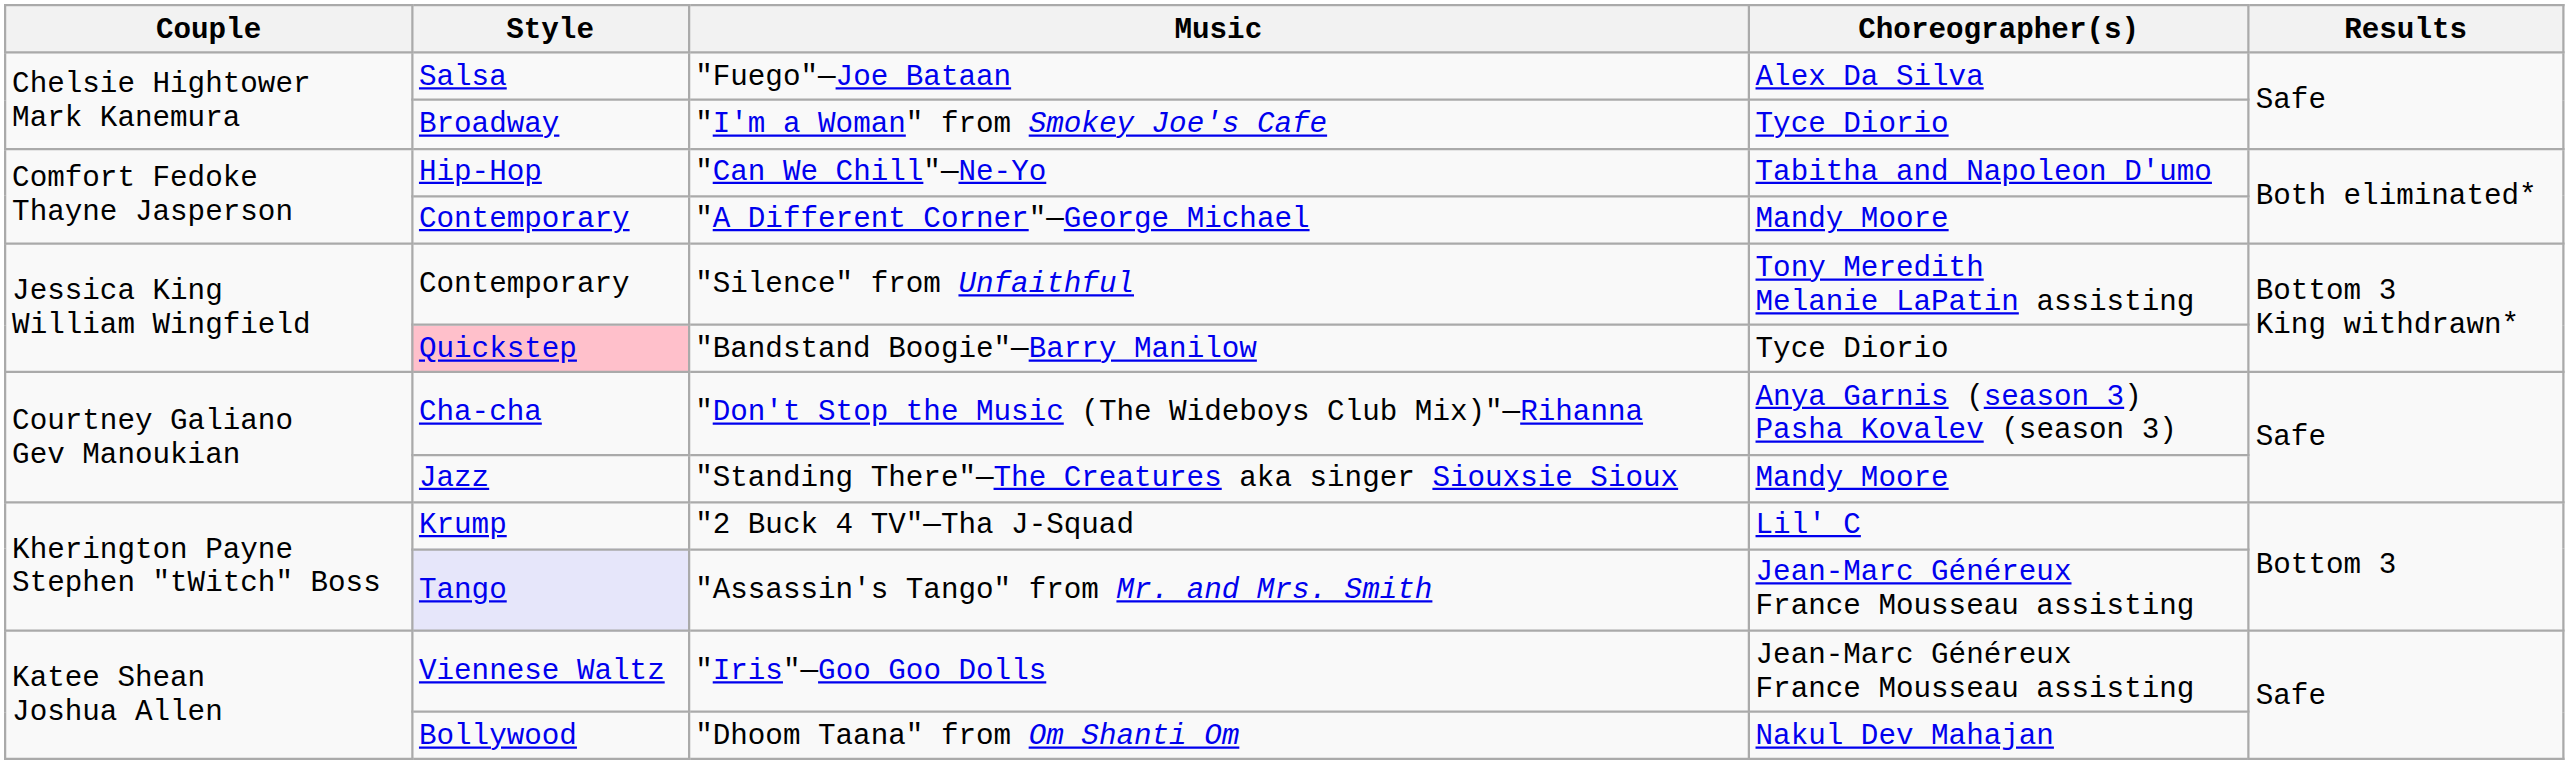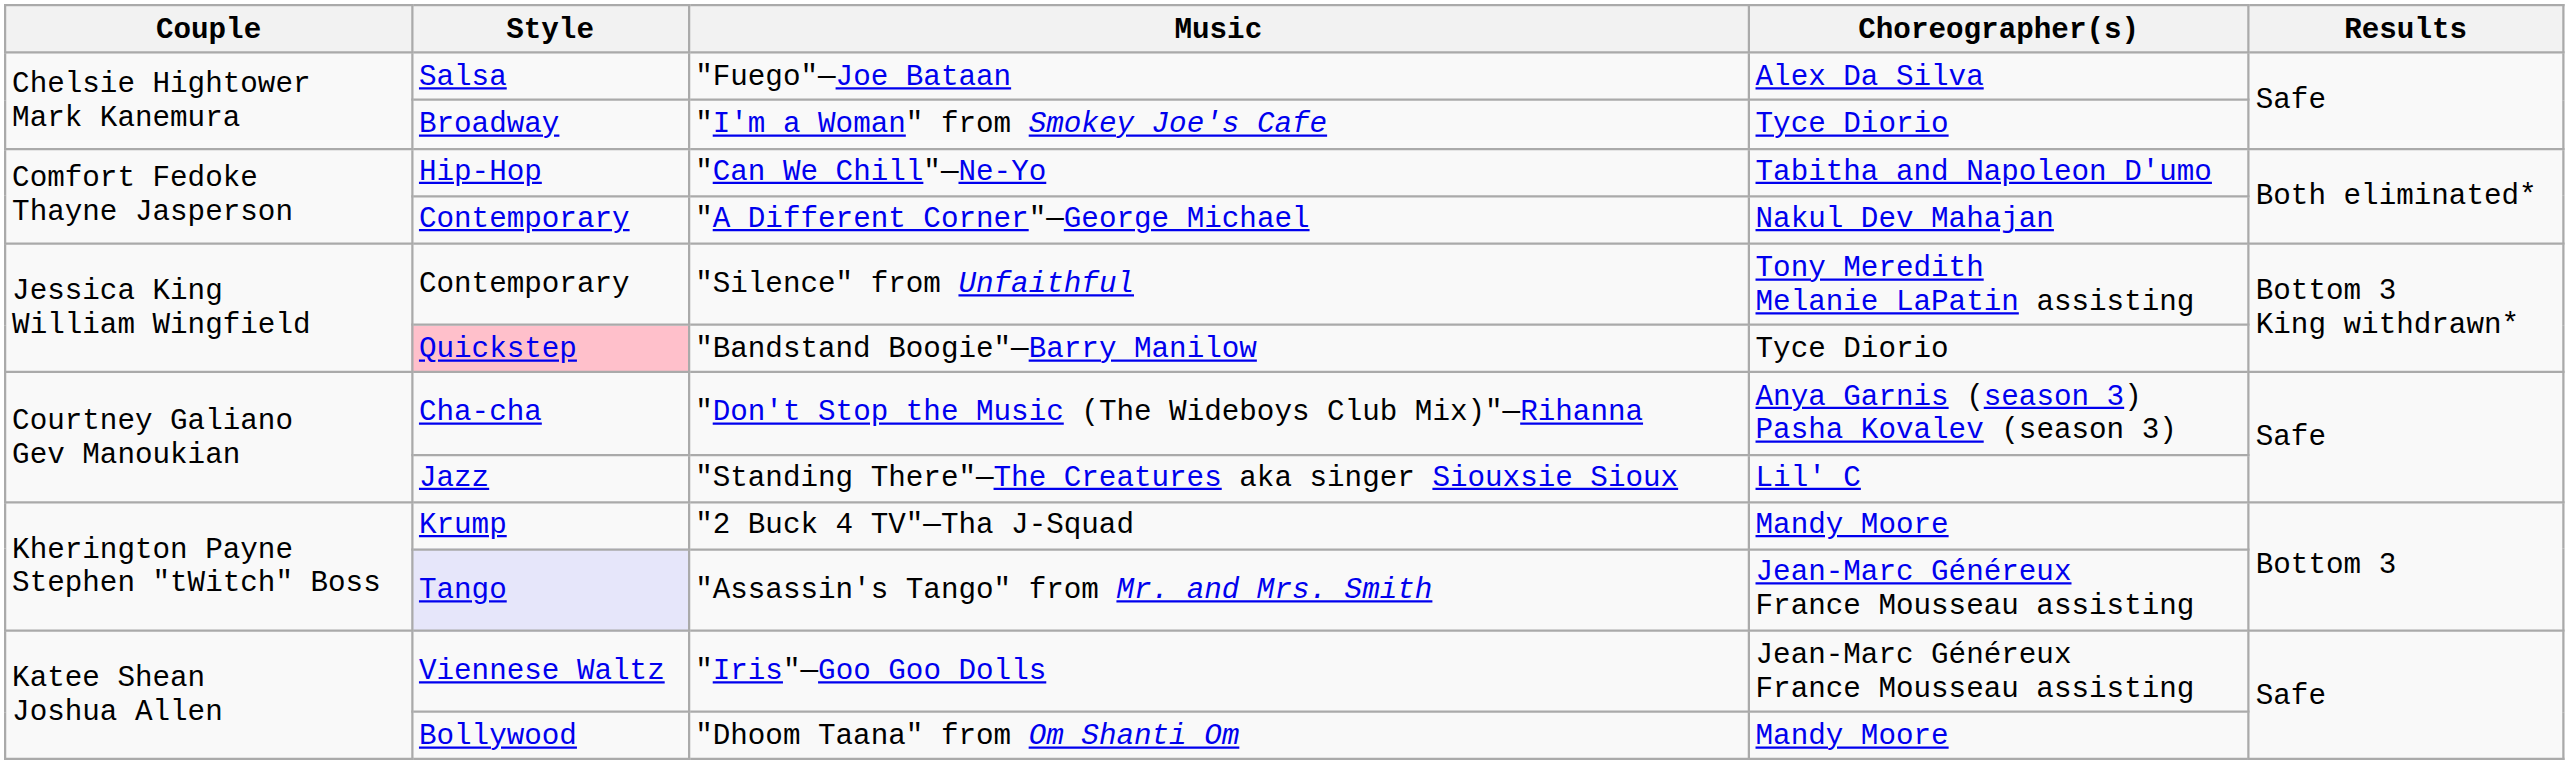(1852, 220) Mandy Moore -> (1905, 220) Nakul Dev Mahajan
(1852, 478) Mandy Moore -> (1808, 478) Lil' C
(1808, 526) Lil' C -> (1852, 526) Mandy Moore
(1905, 736) Nakul Dev Mahajan -> (1852, 736) Mandy Moore
